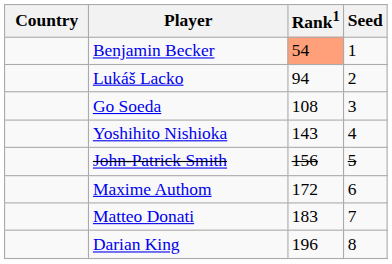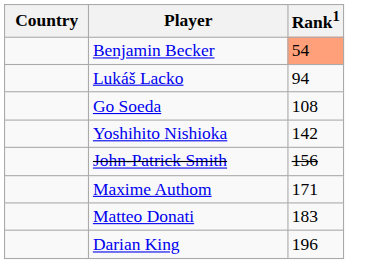- column: (365, 20)
(305, 133) 143 -> (305, 133) 142
(305, 188) 172 -> (305, 188) 171
